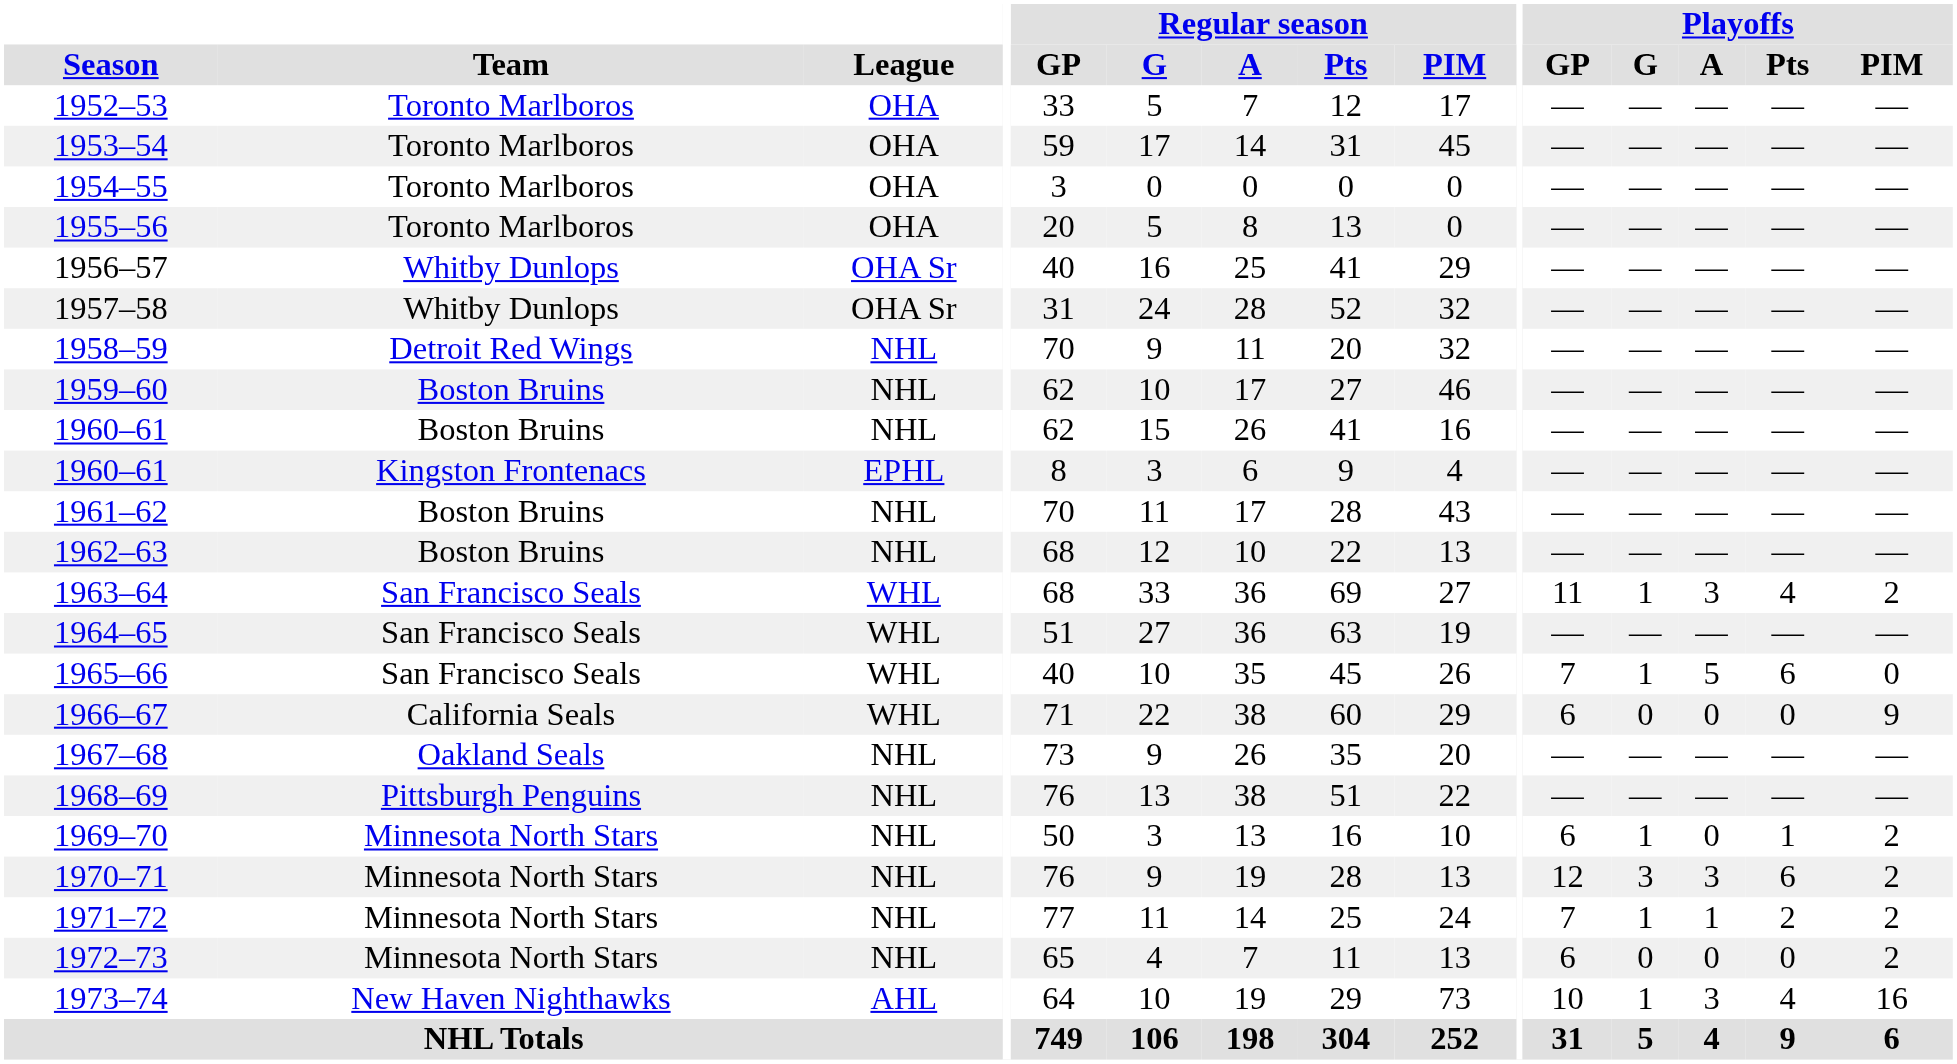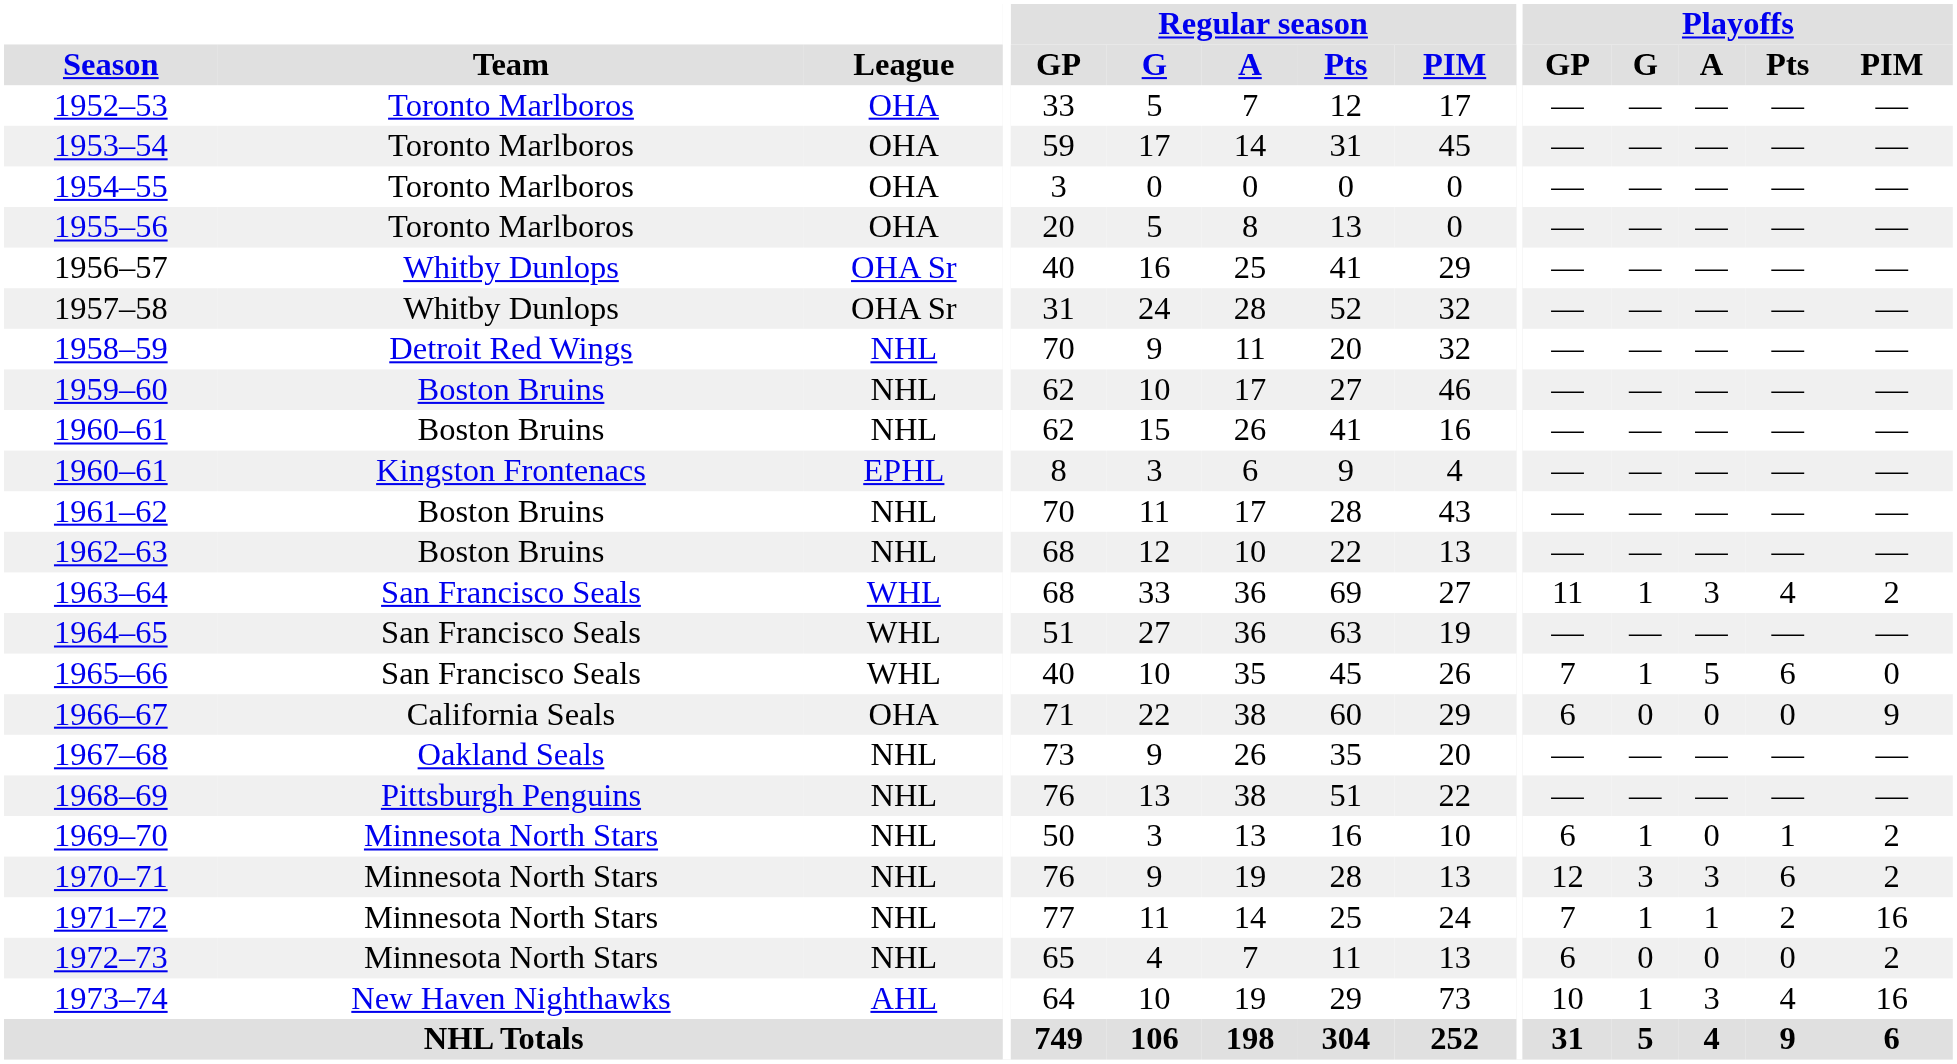(904, 713) WHL -> (904, 713) OHA
(1892, 916) 2 -> (1892, 916) 16
